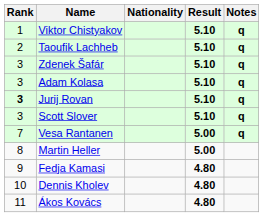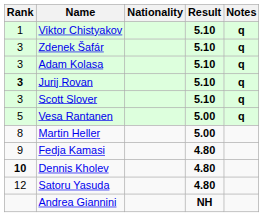- row: (78, 47)
(20, 133) 7 -> (20, 116) 5
(20, 185) normal -> (20, 168) bold
- row: (70, 202)
+ row: (74, 185)
+ row: (77, 202)
